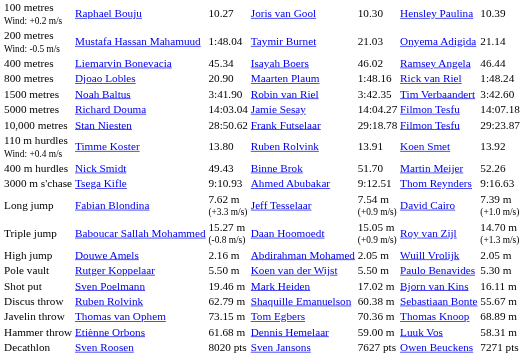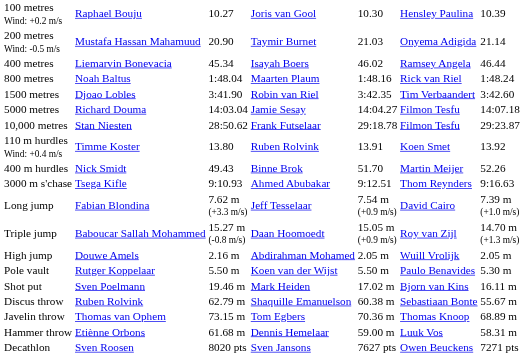(225, 41) 1:48.04 -> (221, 41) 20.90
(105, 78) Djoao Lobles -> (103, 78) Noah Baltus
(221, 78) 20.90 -> (225, 78) 1:48.04
(103, 94) Noah Baltus -> (105, 94) Djoao Lobles
